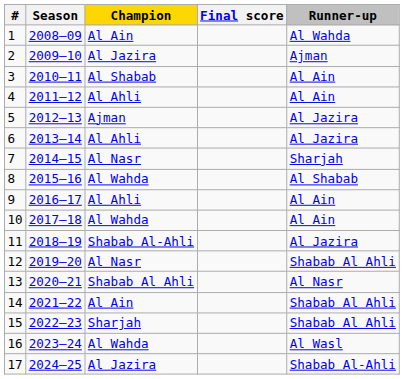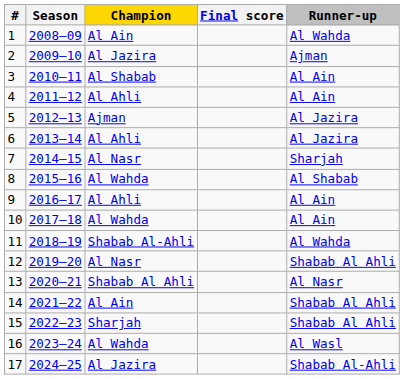(324, 241) Al Jazira -> (320, 241) Al Wahda
